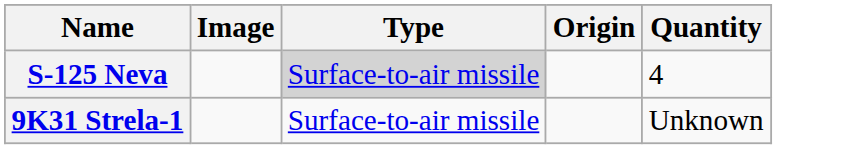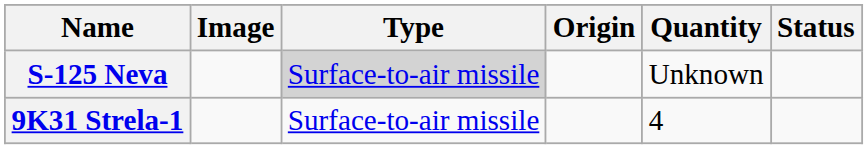+ column: (816, 27)
(656, 73) 4 -> (706, 73) Unknown
(706, 119) Unknown -> (656, 119) 4
